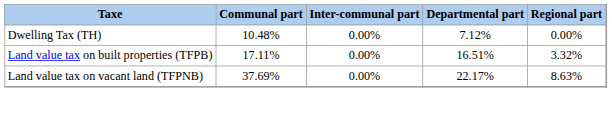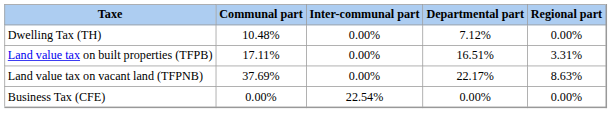(566, 55) 3.32% -> (566, 55) 3.31%
+ row: (57, 96)
